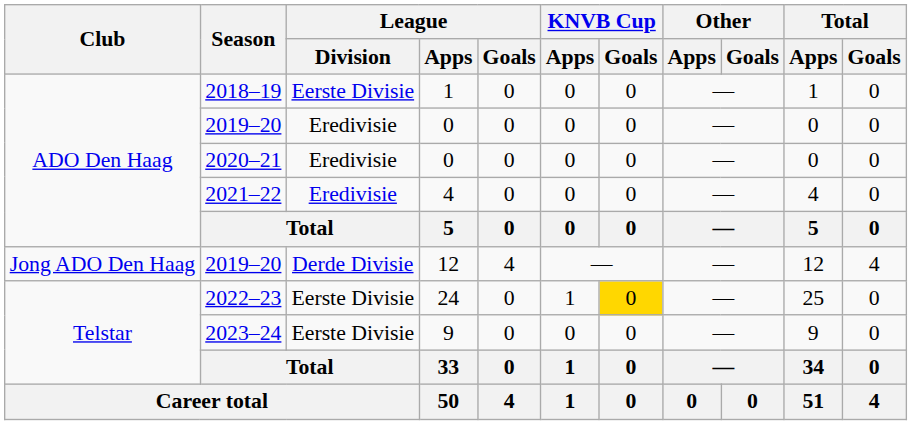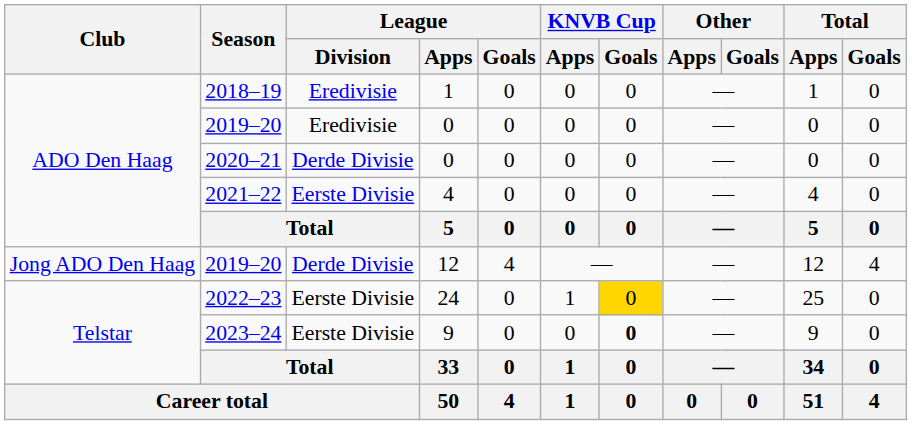(353, 90) Eerste Divisie -> (353, 90) Eredivisie
(353, 159) Eredivisie -> (353, 159) Derde Divisie
(353, 194) Eredivisie -> (353, 194) Eerste Divisie
(631, 332) normal -> (631, 332) bold
